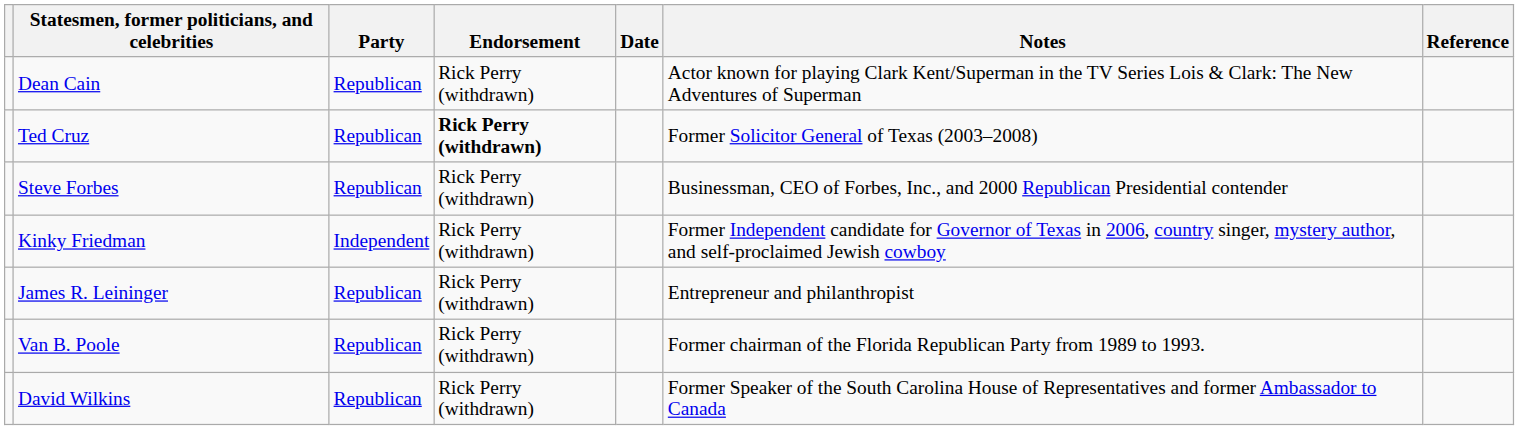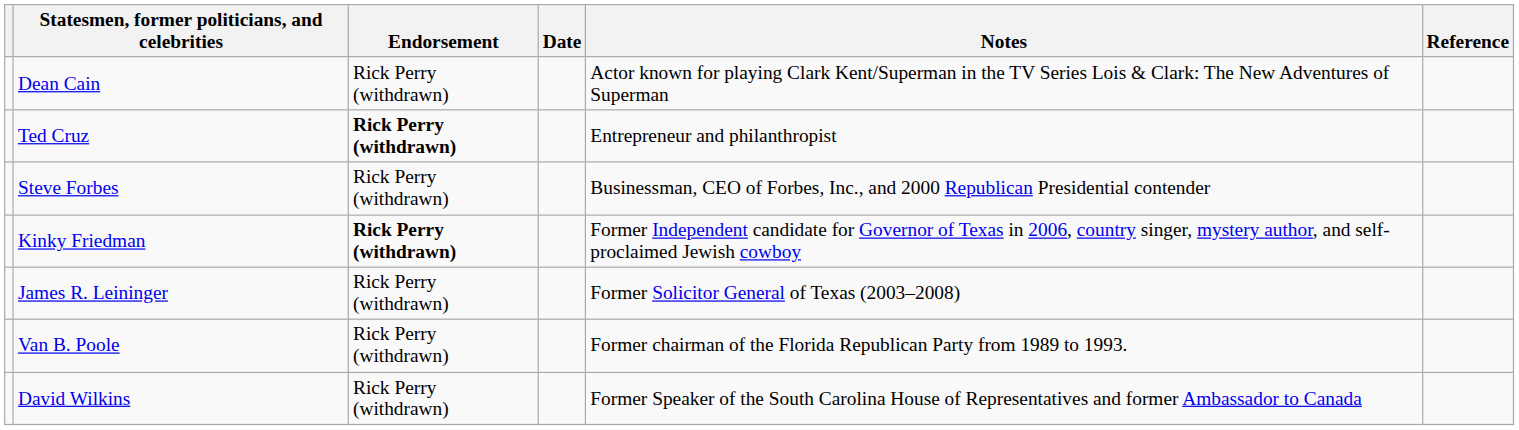- column: (381, 41)
(853, 135) Former Solicitor General of Texas (2003–2008) -> (713, 135) Entrepreneur and philanthropist
(486, 240) normal -> (405, 240) bold
(791, 293) Entrepreneur and philanthropist -> (775, 293) Former Solicitor General of Texas (2003–2008)
